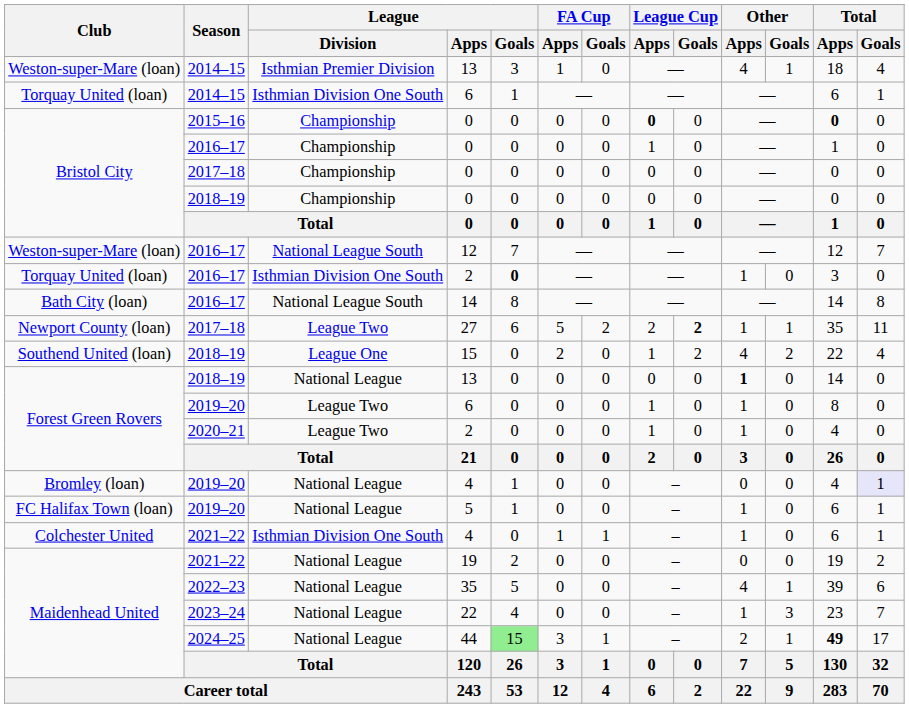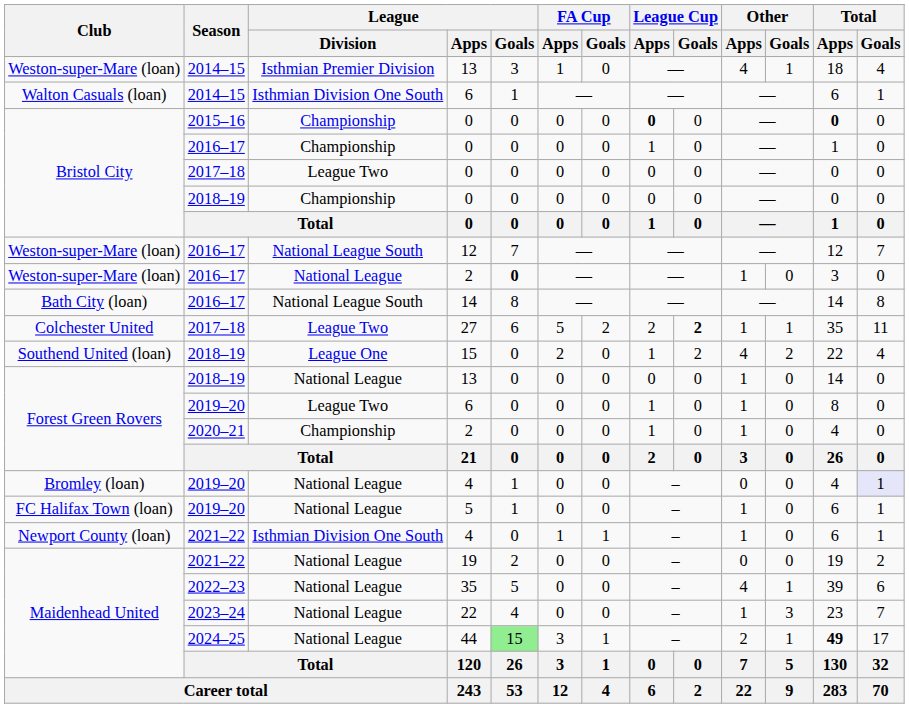(94, 95) Torquay United (loan) -> (94, 95) Walton Casuals (loan)
(348, 172) Championship -> (348, 172) League Two
(94, 276) Torquay United (loan) -> (94, 276) Weston-super-Mare (loan)
(348, 276) Isthmian Division One South -> (348, 276) National League
(94, 328) Newport County (loan) -> (94, 328) Colchester United
(744, 379) bold -> (744, 379) normal
(348, 431) League Two -> (348, 431) Championship
(94, 535) Colchester United -> (94, 535) Newport County (loan)
